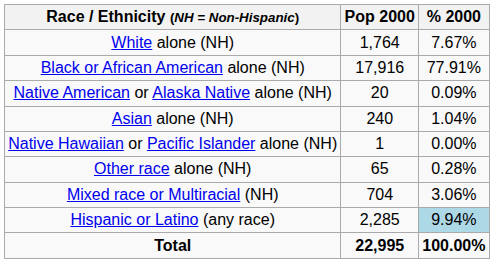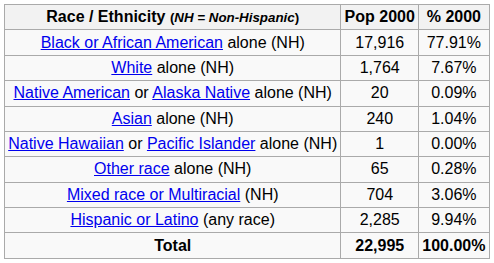rows swapped: (173, 42) <-> (173, 67)
(454, 220) lightblue background -> (454, 220) no background
